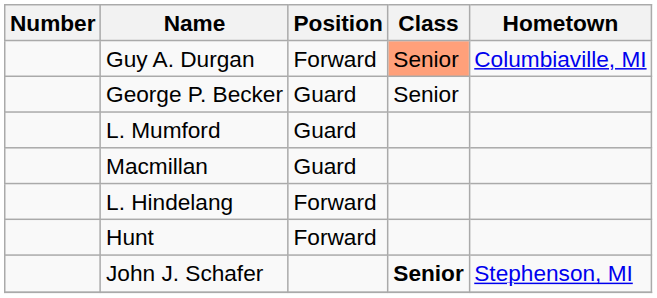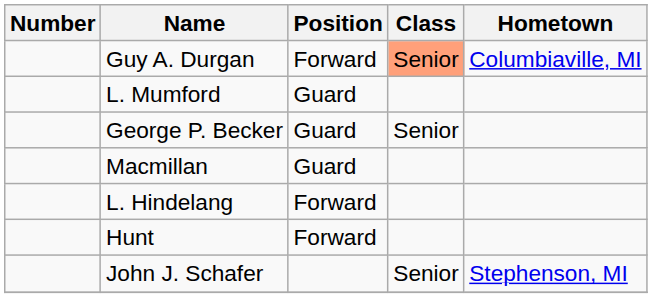rows swapped: (163, 130) <-> (195, 95)
(429, 274) bold -> (426, 274) normal
